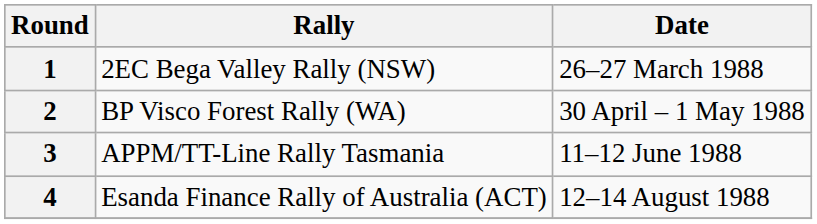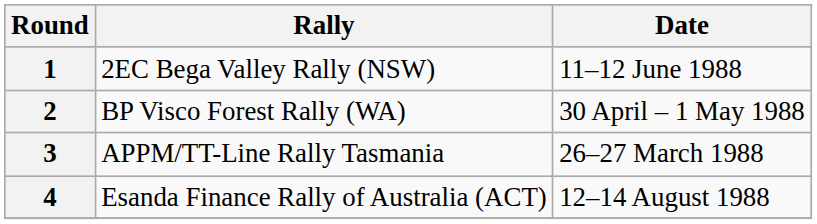(661, 68) 26–27 March 1988 -> (650, 68) 11–12 June 1988
(650, 153) 11–12 June 1988 -> (661, 153) 26–27 March 1988
